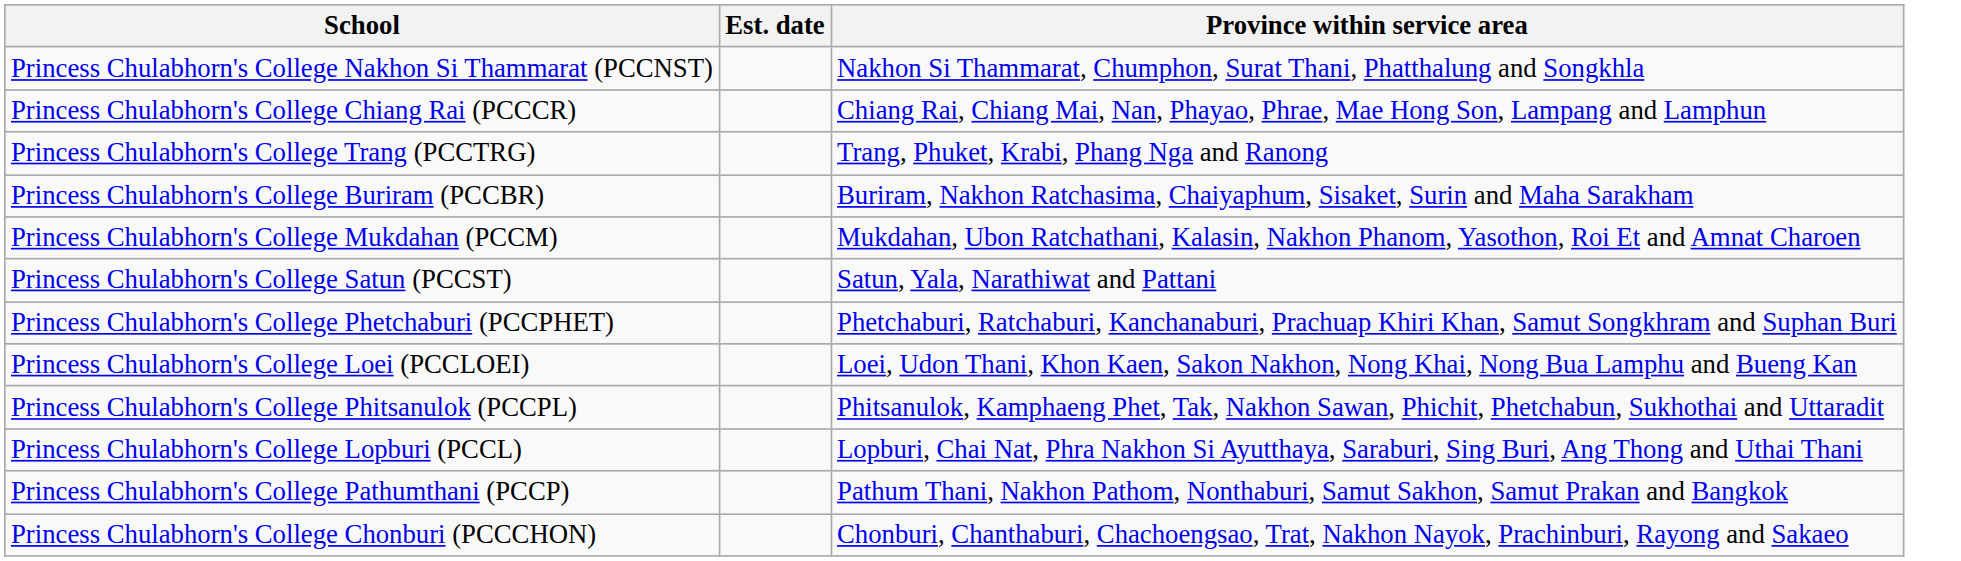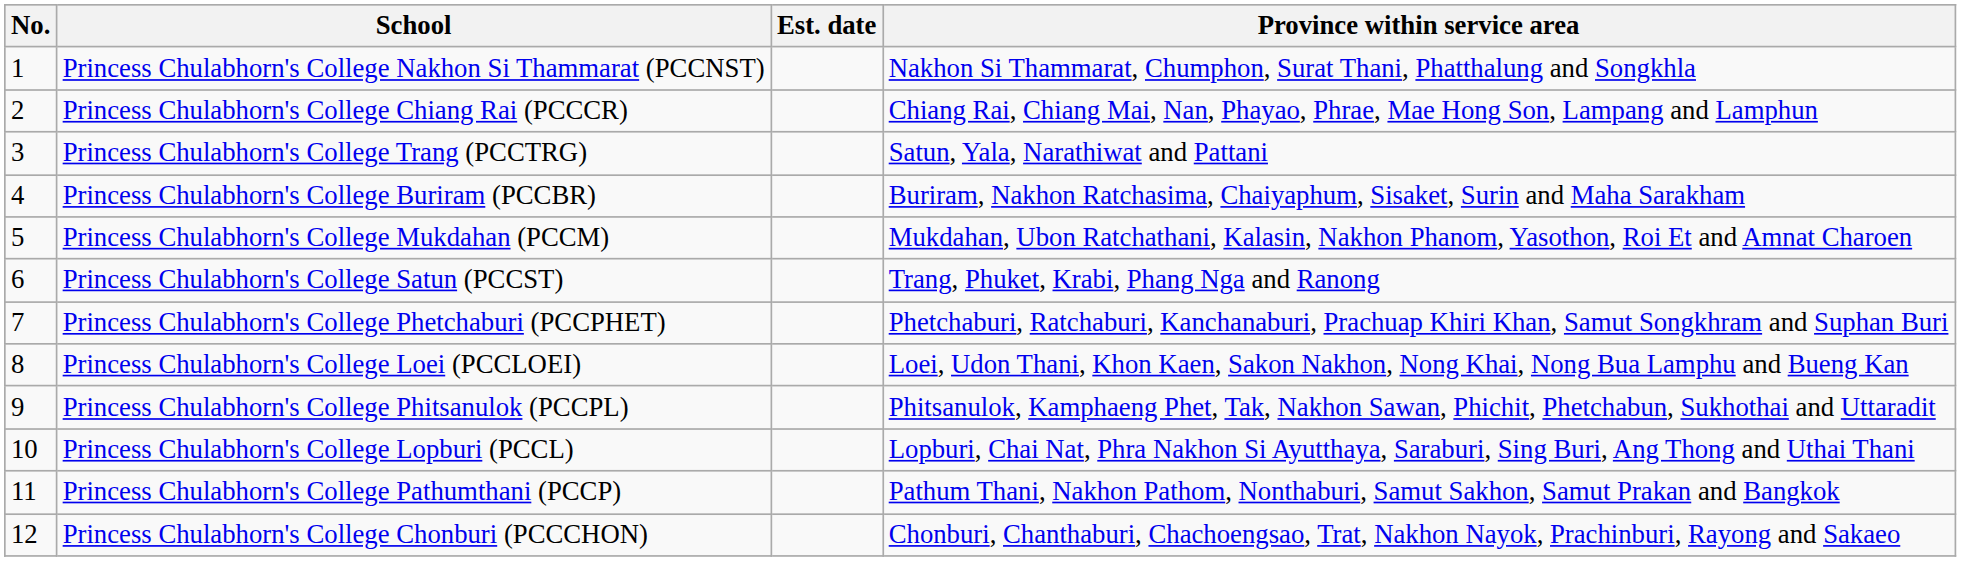+ column: (31, 25)
(1083, 152) Trang, Phuket, Krabi, Phang Nga and Ranong -> (1078, 152) Satun, Yala, Narathiwat and Pattani
(1027, 279) Satun, Yala, Narathiwat and Pattani -> (1134, 279) Trang, Phuket, Krabi, Phang Nga and Ranong
